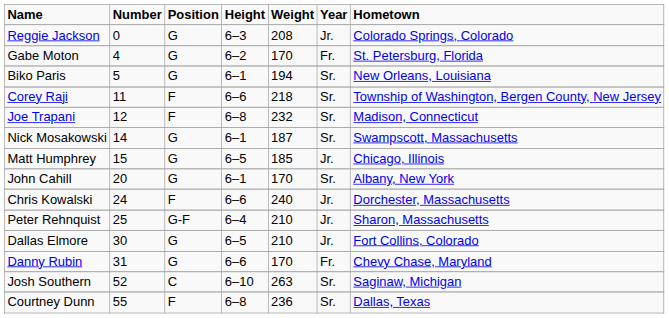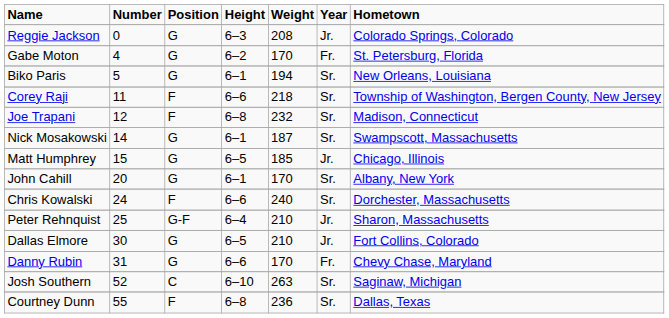(327, 199) Jr. -> (328, 199) Sr.
